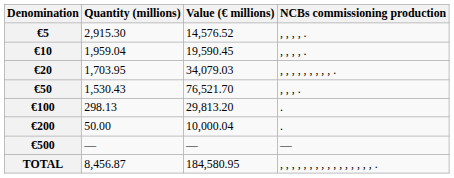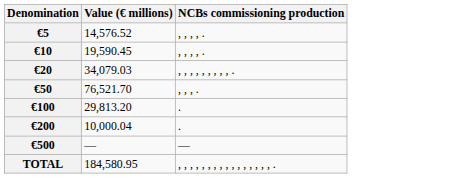- column: (132, 13)
